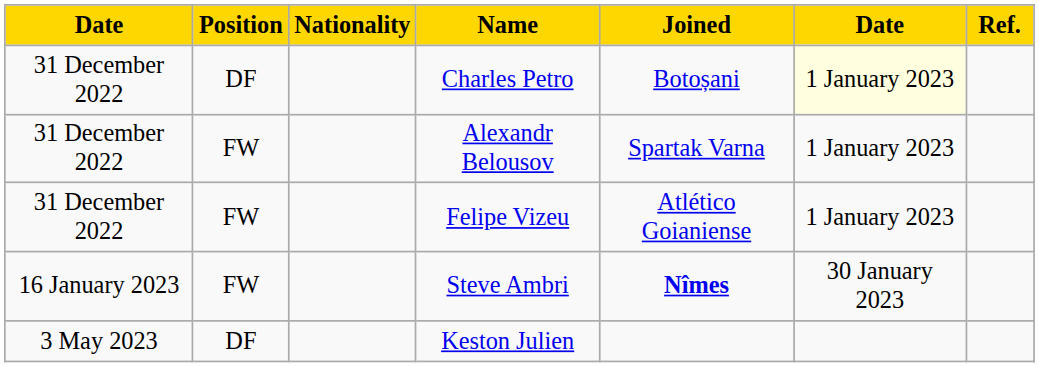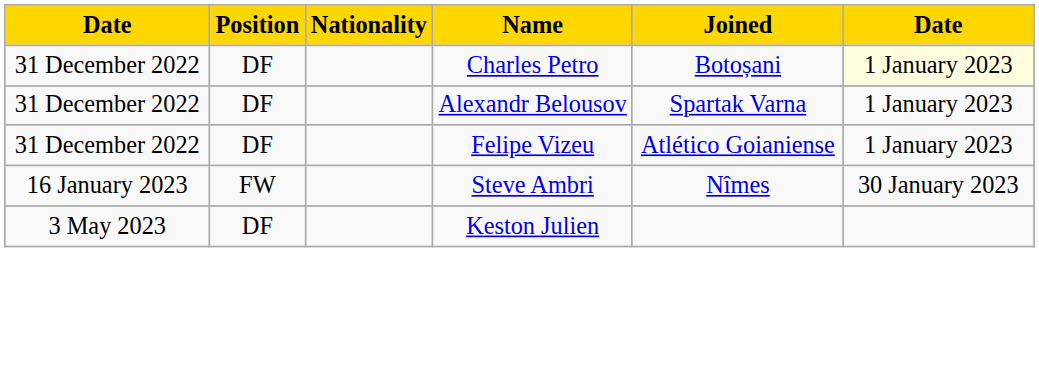- column: (1000, 24)
(241, 148) FW -> (257, 105) DF
(241, 217) FW -> (257, 145) DF
(697, 286) bold -> (738, 185) normal
